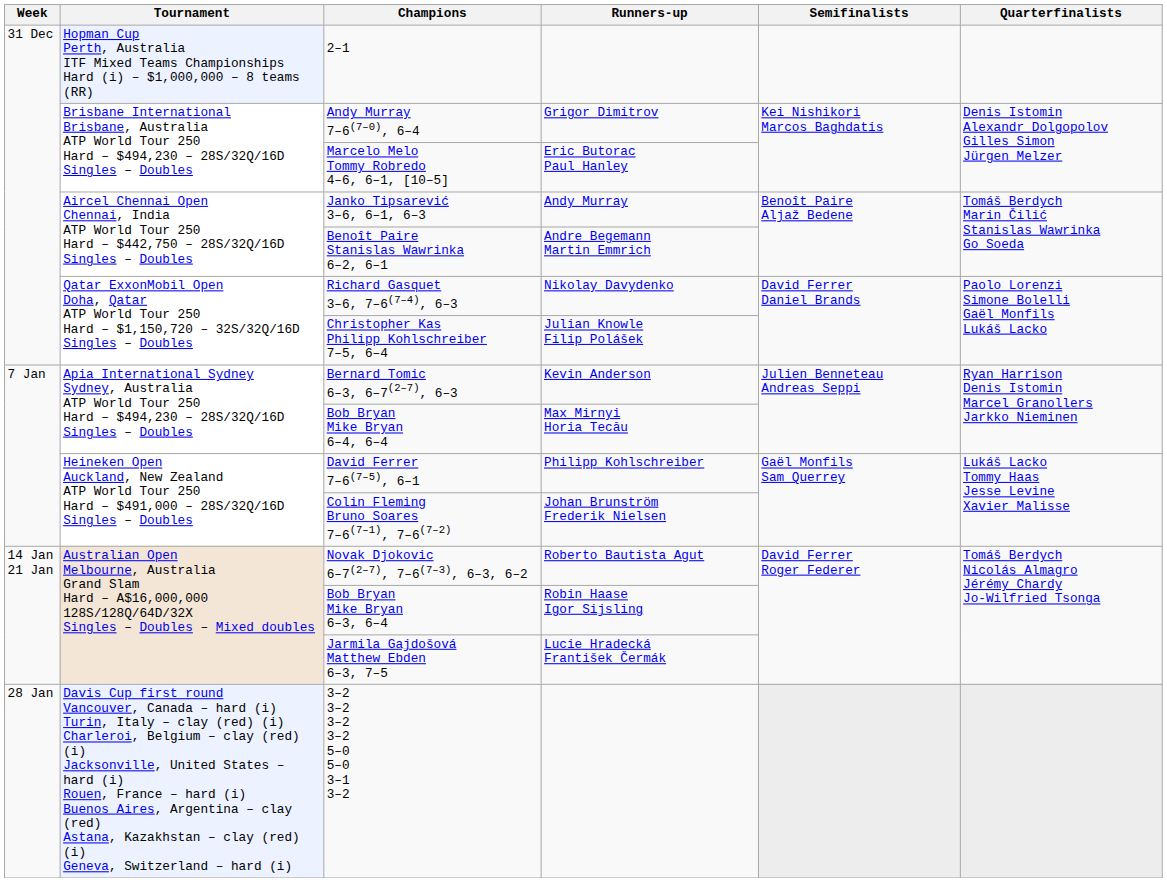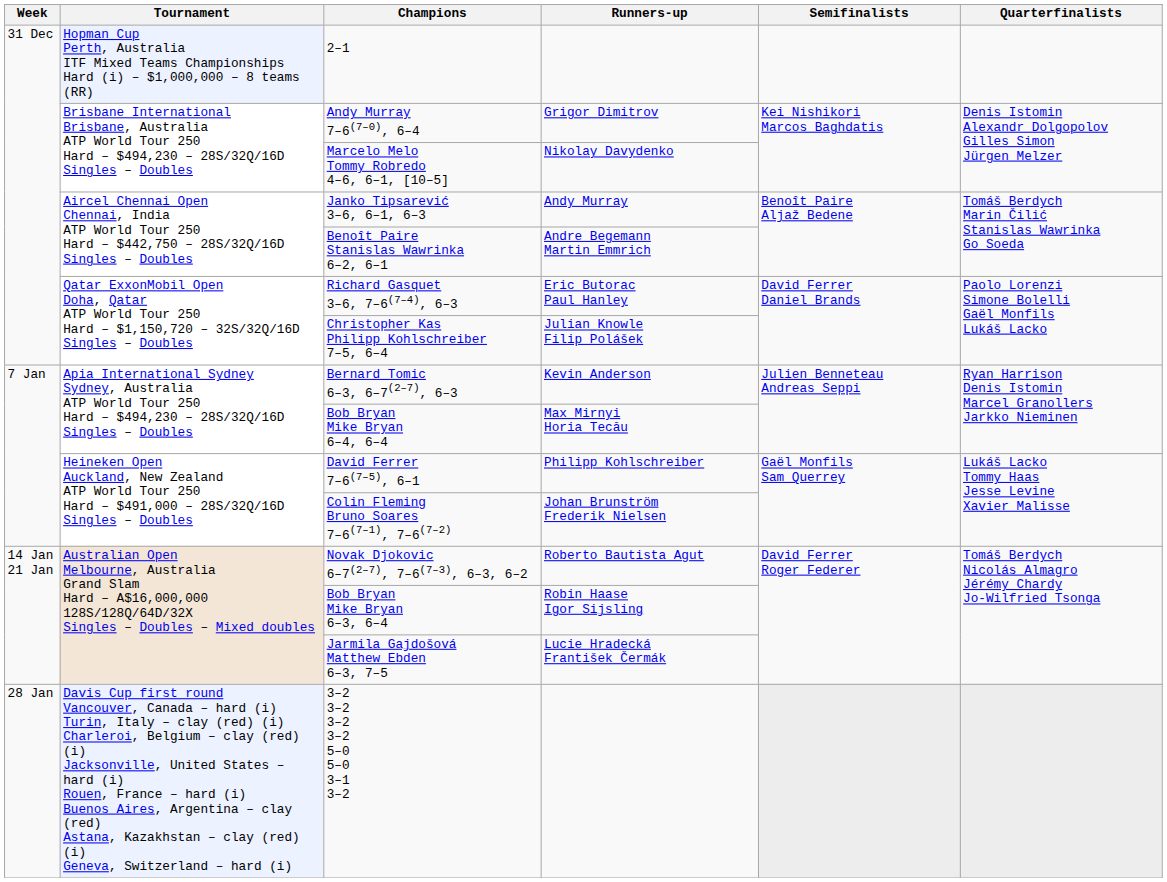(590, 160) Eric Butorac Paul Hanley -> (609, 153) Nikolay Davydenko
(609, 287) Nikolay Davydenko -> (590, 294) Eric Butorac Paul Hanley
